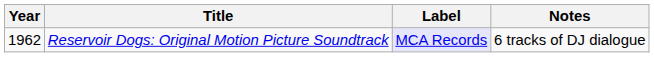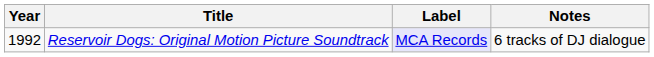(24, 39) 1962 -> (24, 39) 1992
